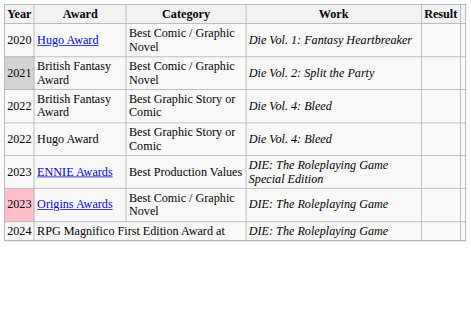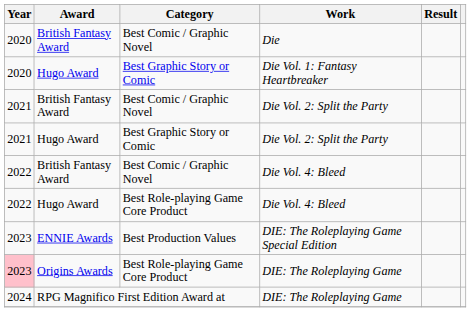+ row: (74, 40)
(182, 40) Best Comic / Graphic Novel -> (176, 73) Best Graphic Story or Comic
(19, 73) lightgrey background -> (19, 106) no background
+ row: (68, 139)
(182, 106) Best Graphic Story or Comic -> (176, 172) Best Comic / Graphic Novel
(182, 139) Best Graphic Story or Comic -> (183, 205) Best Role-playing Game Core Product
(182, 205) Best Comic / Graphic Novel -> (183, 271) Best Role-playing Game Core Product
